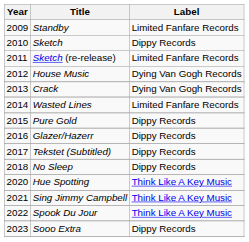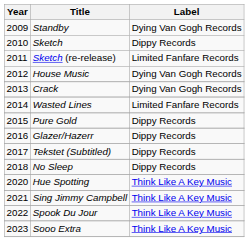(185, 27) Limited Fanfare Records -> (187, 27) Dying Van Gogh Records
(164, 228) Dippy Records -> (182, 228) Think Like A Key Music
